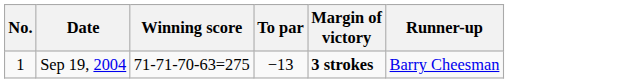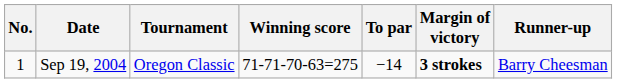+ column: (184, 27)
(281, 64) −13 -> (389, 64) −14
